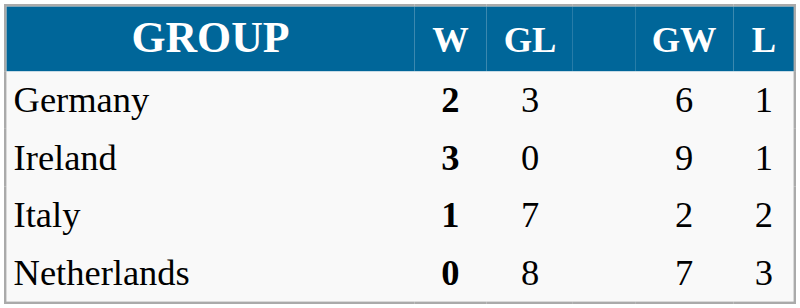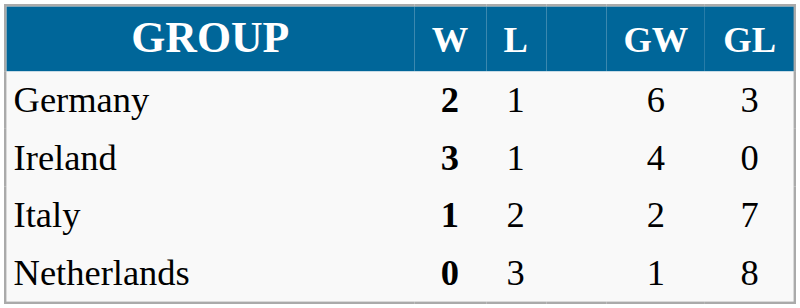columns swapped: (764, 38) <-> (530, 38)
(684, 156) 9 -> (656, 156) 4
(684, 272) 7 -> (656, 272) 1
